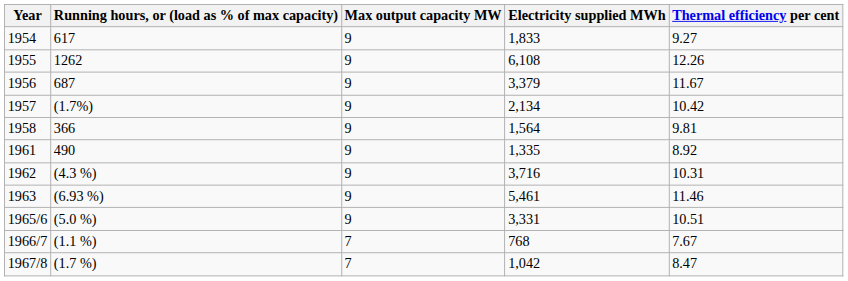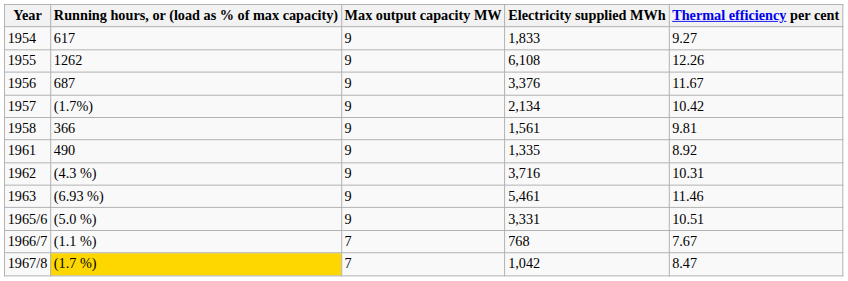(524, 83) 3,379 -> (524, 83) 3,376
(524, 128) 1,564 -> (524, 128) 1,561
(75, 264) no background -> (75, 264) gold background
